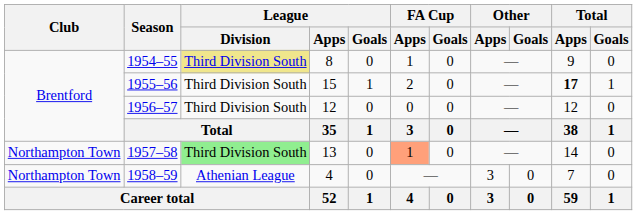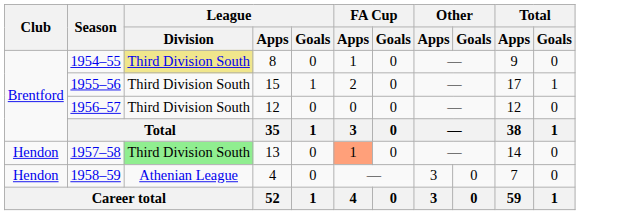(571, 84) bold -> (514, 84) normal
(64, 152) Northampton Town -> (36, 152) Hendon
(64, 175) Northampton Town -> (36, 175) Hendon
